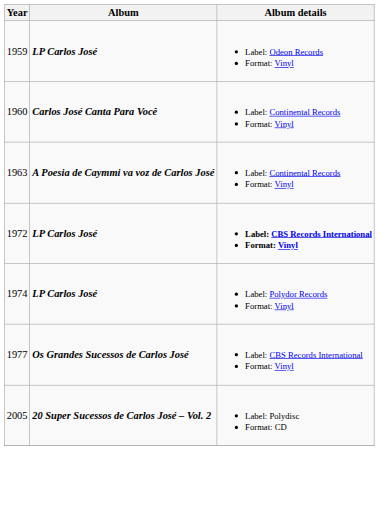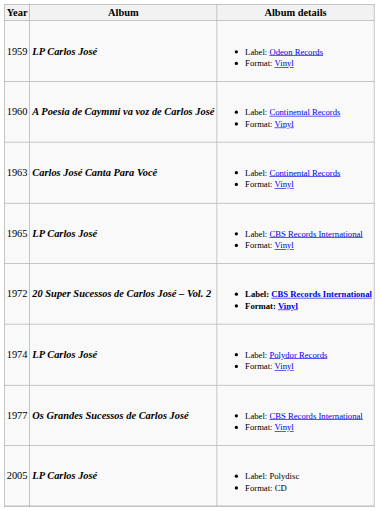(95, 112) Carlos José Canta Para Você -> (123, 112) A Poesia de Caymmi va voz de Carlos José
(123, 172) A Poesia de Caymmi va voz de Carlos José -> (95, 172) Carlos José Canta Para Você
+ row: (17, 233)
(65, 233) LP Carlos José -> (122, 294) 20 Super Sucessos de Carlos José – Vol. 2
(122, 415) 20 Super Sucessos de Carlos José – Vol. 2 -> (65, 476) LP Carlos José
